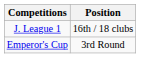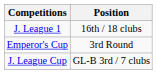+ row: (37, 61)
